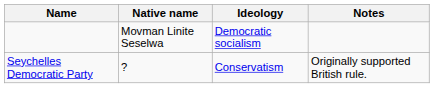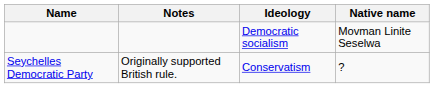columns swapped: (165, 13) <-> (369, 13)
